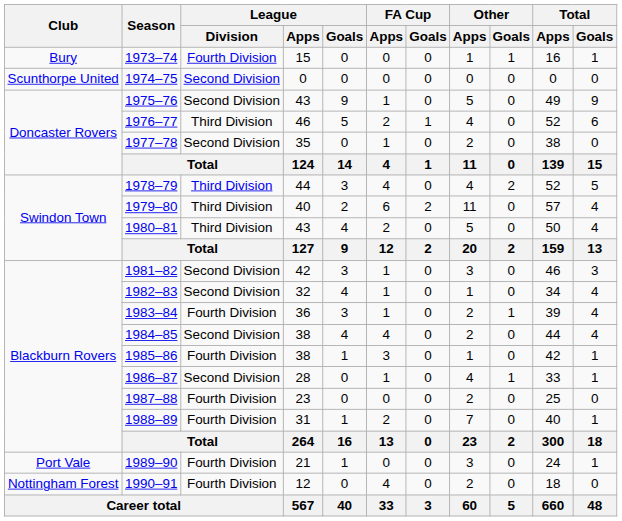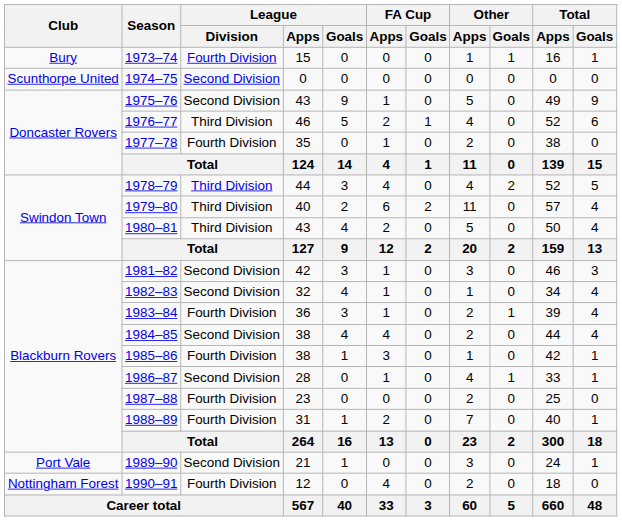(232, 143) Second Division -> (232, 143) Fourth Division
(232, 462) Fourth Division -> (232, 462) Second Division
